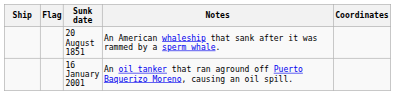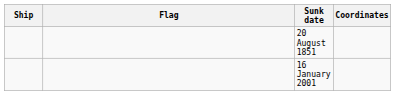- column: (218, 16)
